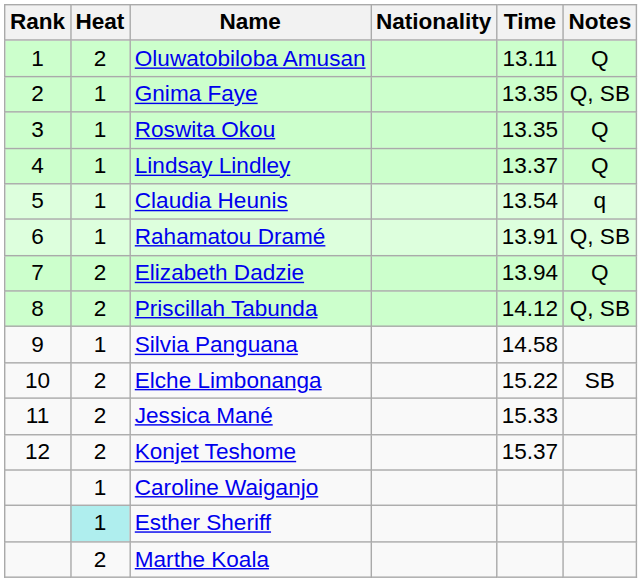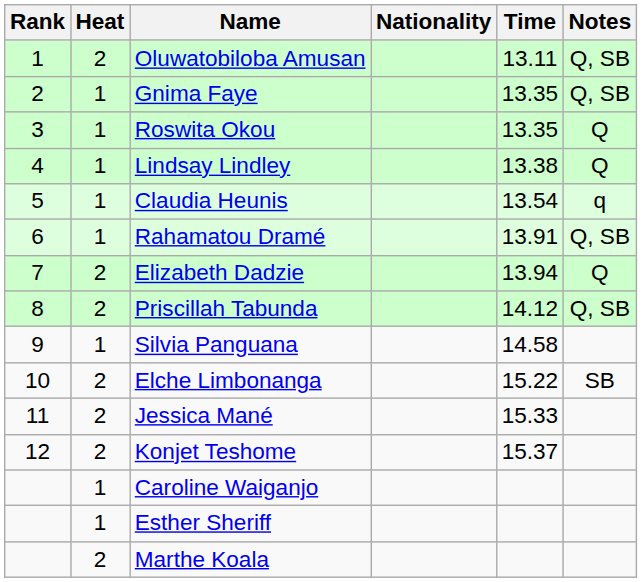(600, 58) Q -> (600, 58) Q, SB
(530, 165) 13.37 -> (530, 165) 13.38
(100, 523) paleturquoise background -> (100, 523) no background
